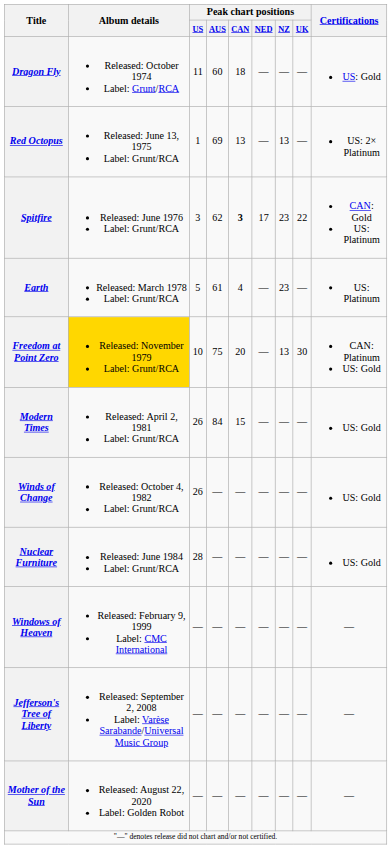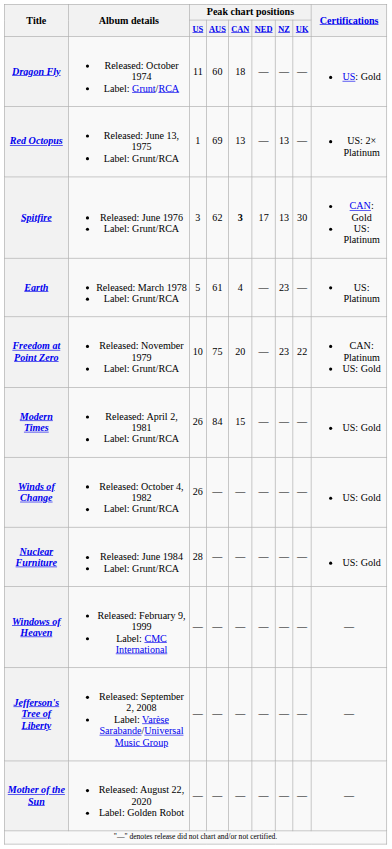(284, 217) 23 -> (284, 217) 13
(302, 217) 22 -> (302, 217) 30
(129, 358) gold background -> (129, 358) no background
(284, 352) 13 -> (284, 352) 23
(302, 352) 30 -> (302, 352) 22
